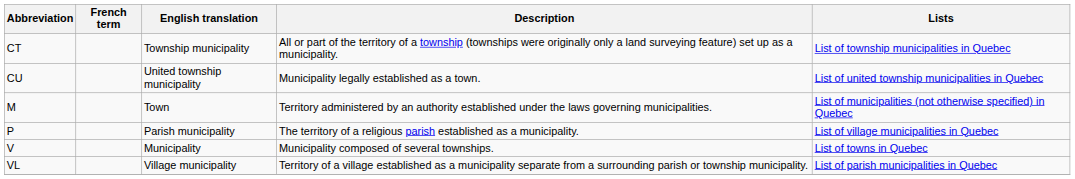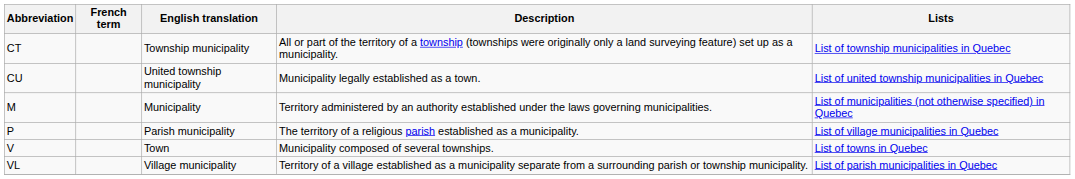(157, 107) Town -> (172, 107) Municipality
(172, 148) Municipality -> (157, 148) Town
